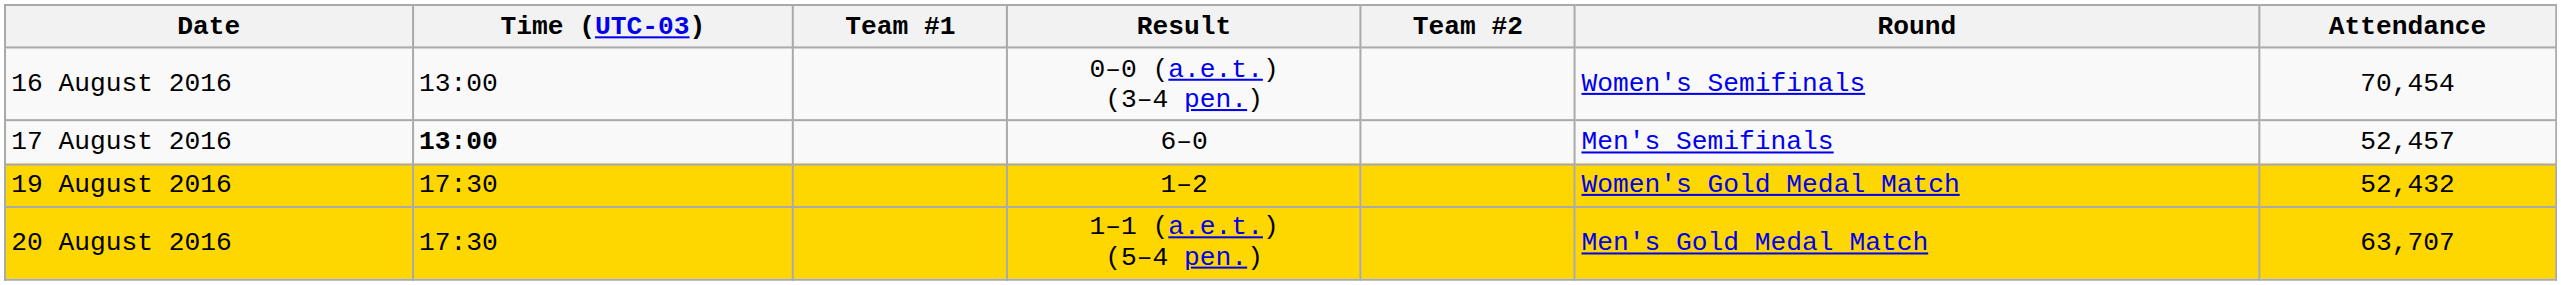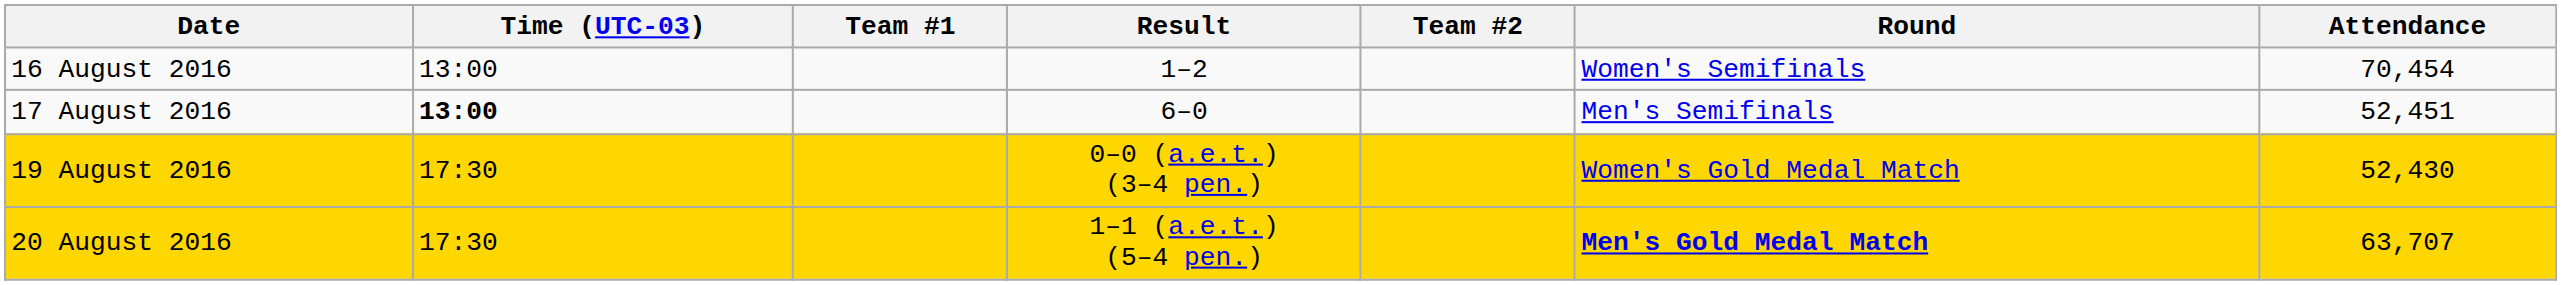(1184, 84) 0–0 (a.e.t.) (3–4 pen.) -> (1184, 69) 1–2
(2407, 142) 52,457 -> (2407, 112) 52,451
(1184, 185) 1–2 -> (1184, 170) 0–0 (a.e.t.) (3–4 pen.)
(2407, 185) 52,432 -> (2407, 170) 52,430
(1755, 243) normal -> (1755, 243) bold
